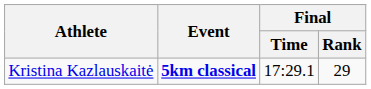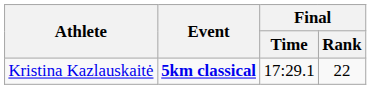(342, 71) 29 -> (342, 71) 22
